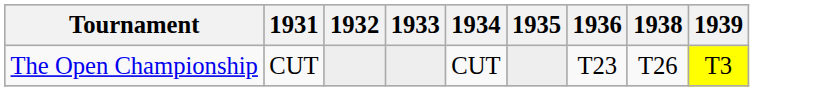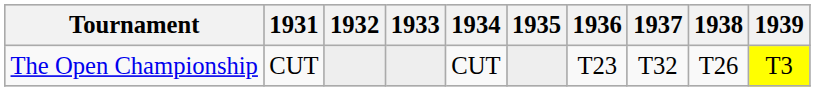+ column: (658, 24)
